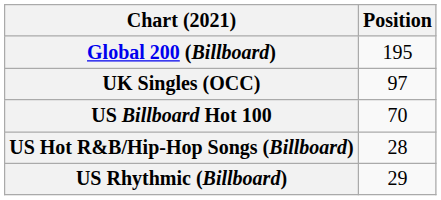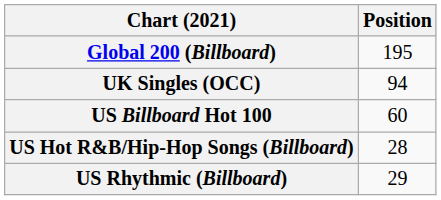(397, 83) 97 -> (397, 83) 94
(397, 115) 70 -> (397, 115) 60
